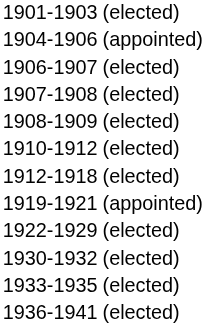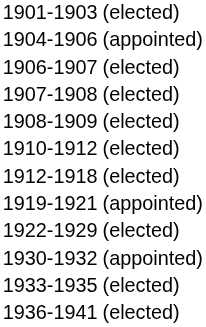(141, 258) (elected) -> (153, 258) (appointed)
